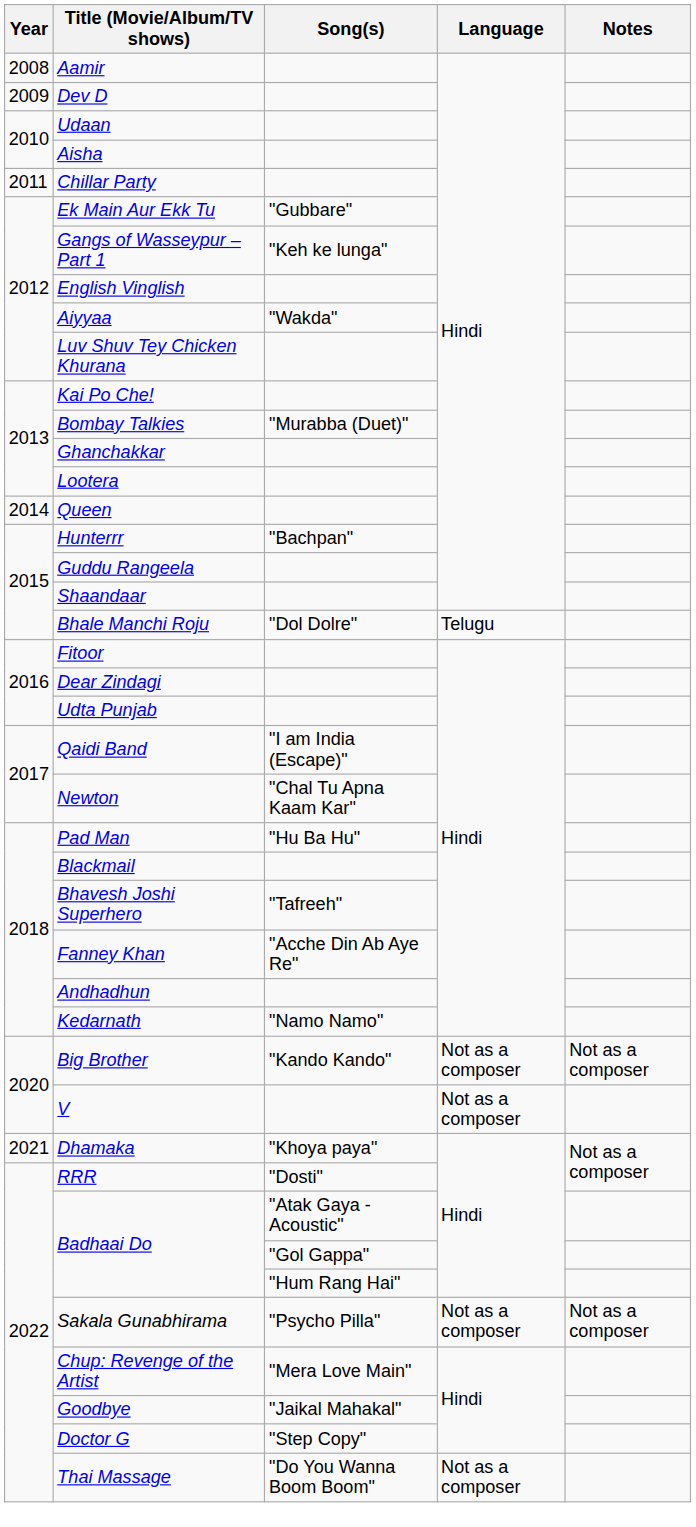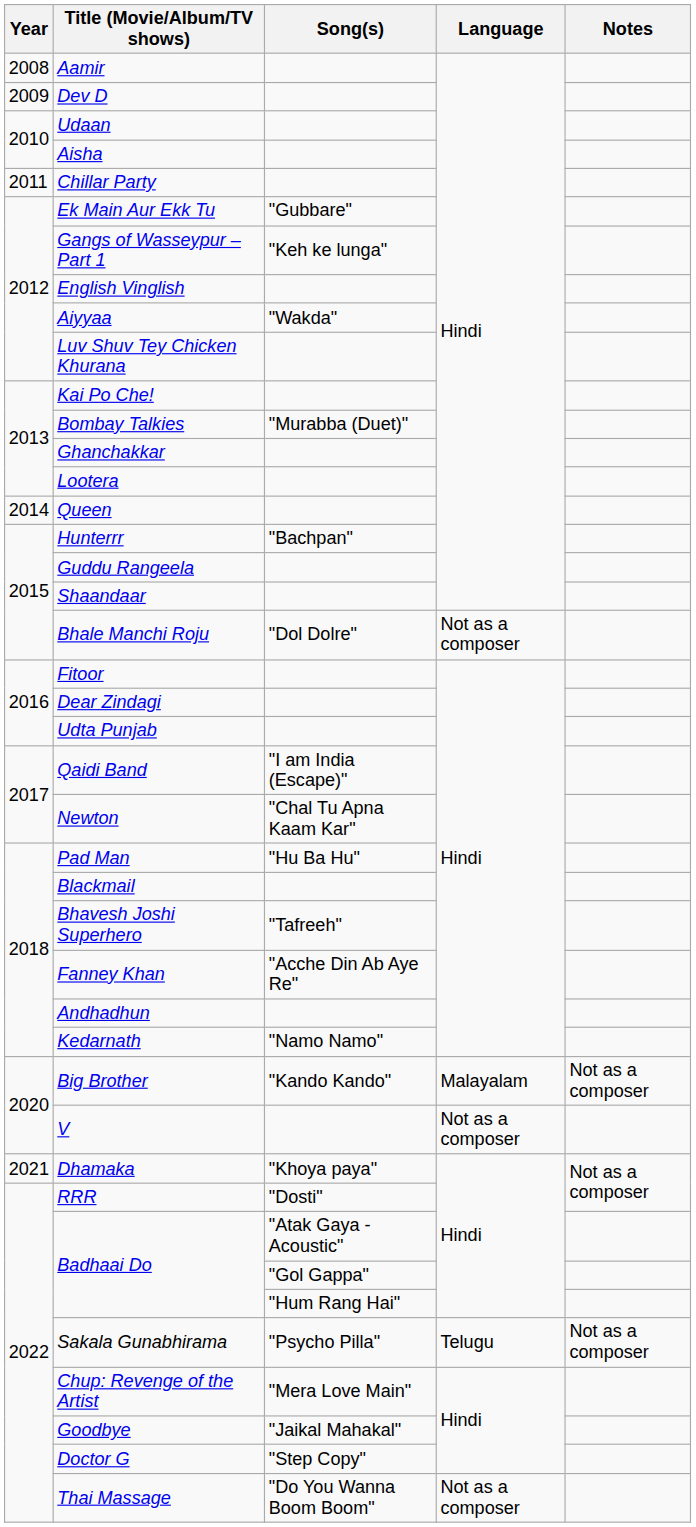(468, 624) Telugu -> (480, 634) Not as a composer
(481, 1060) Not as a composer -> (484, 1080) Malayalam
(481, 1322) Not as a composer -> (467, 1342) Telugu
